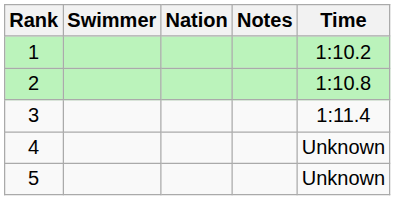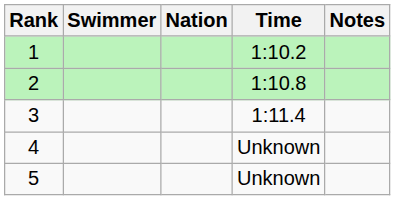columns swapped: (343, 20) <-> (265, 20)
